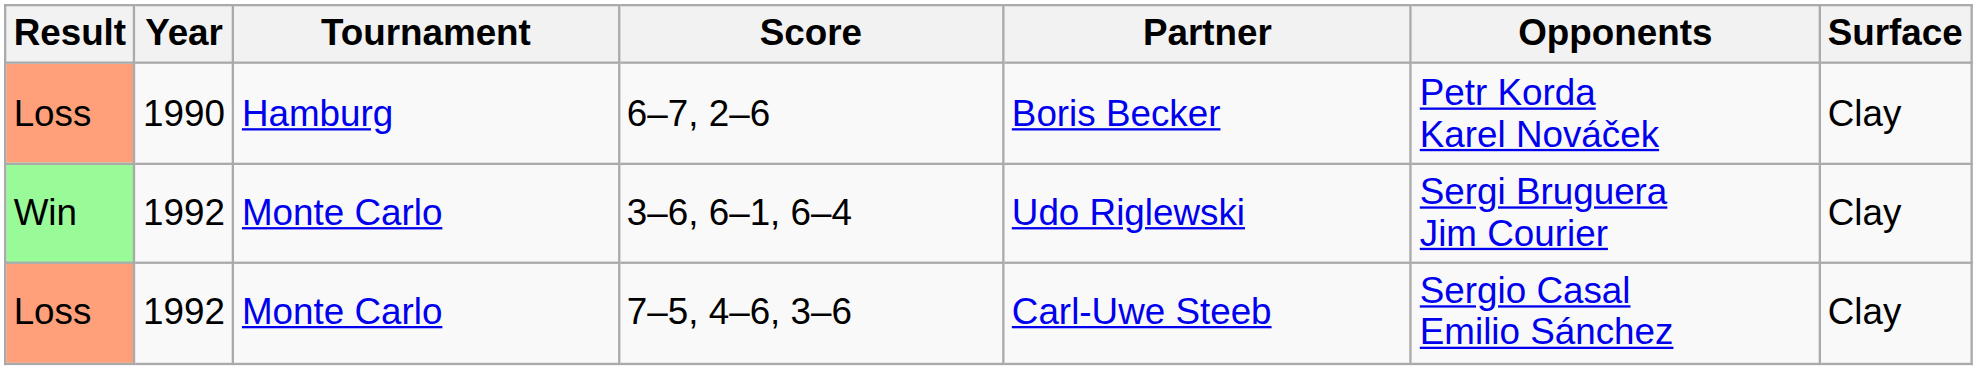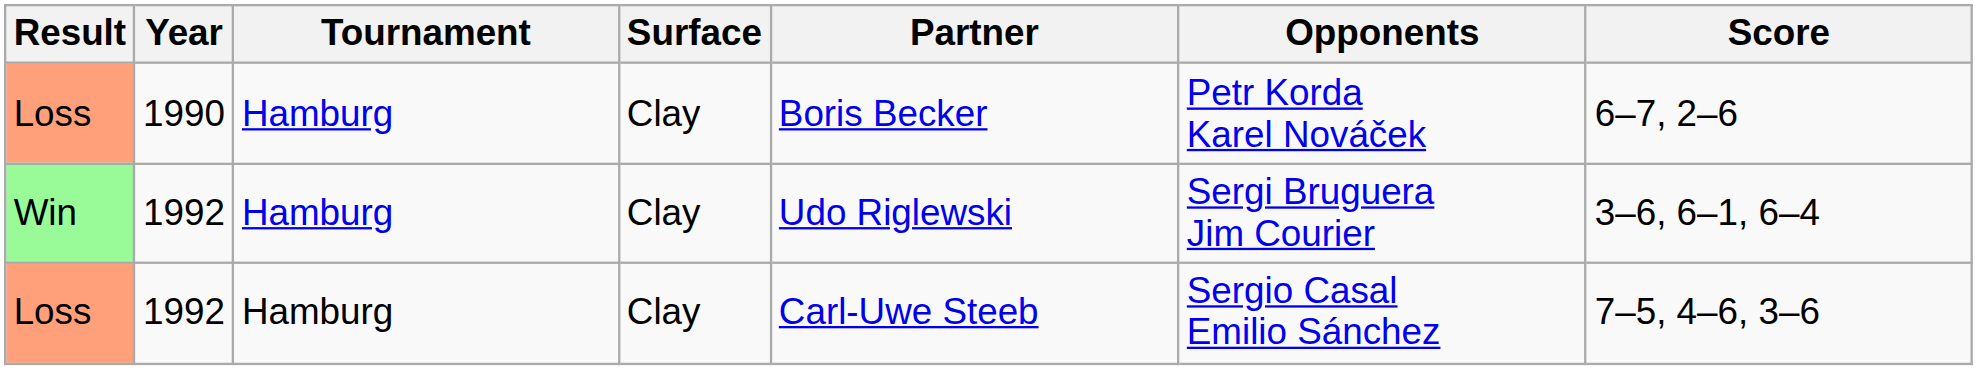columns swapped: (1895, 33) <-> (811, 33)
(342, 212) Monte Carlo -> (318, 212) Hamburg
(342, 312) Monte Carlo -> (318, 312) Hamburg
